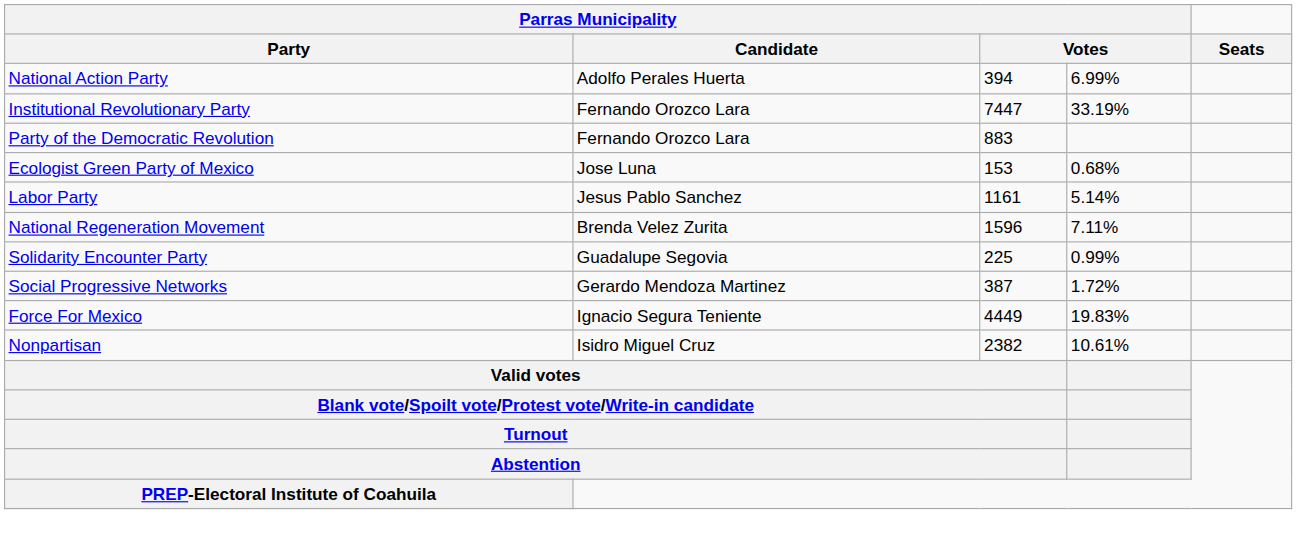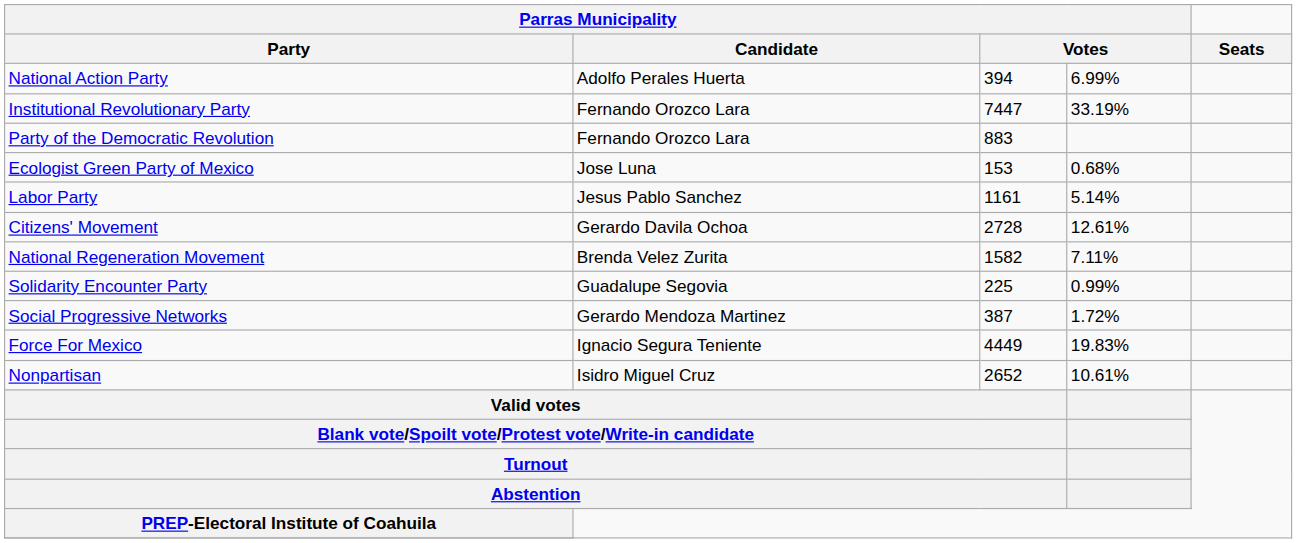+ row: (83, 227)
(1003, 227) 1596 -> (1003, 256) 1582
(1003, 345) 2382 -> (1003, 375) 2652
